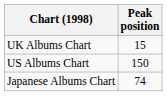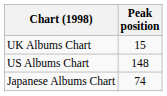(140, 63) 150 -> (140, 63) 148
